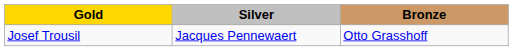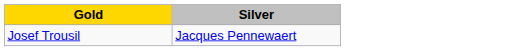- column: (424, 14)
